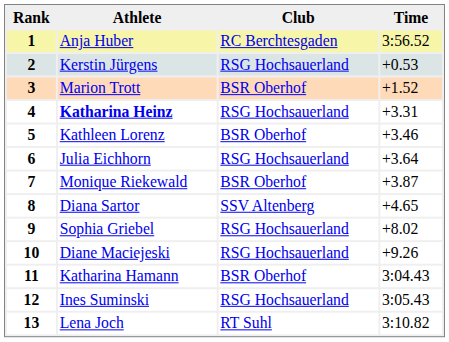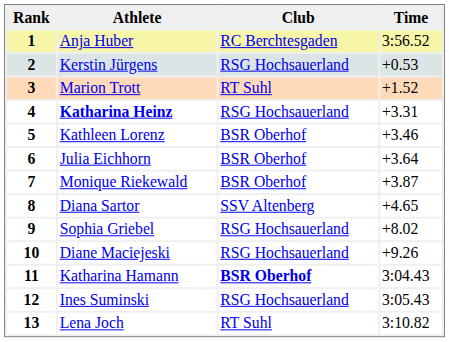(263, 88) BSR Oberhof -> (246, 88) RT Suhl
(285, 158) RSG Hochsauerland -> (263, 158) BSR Oberhof
(263, 276) normal -> (266, 276) bold
